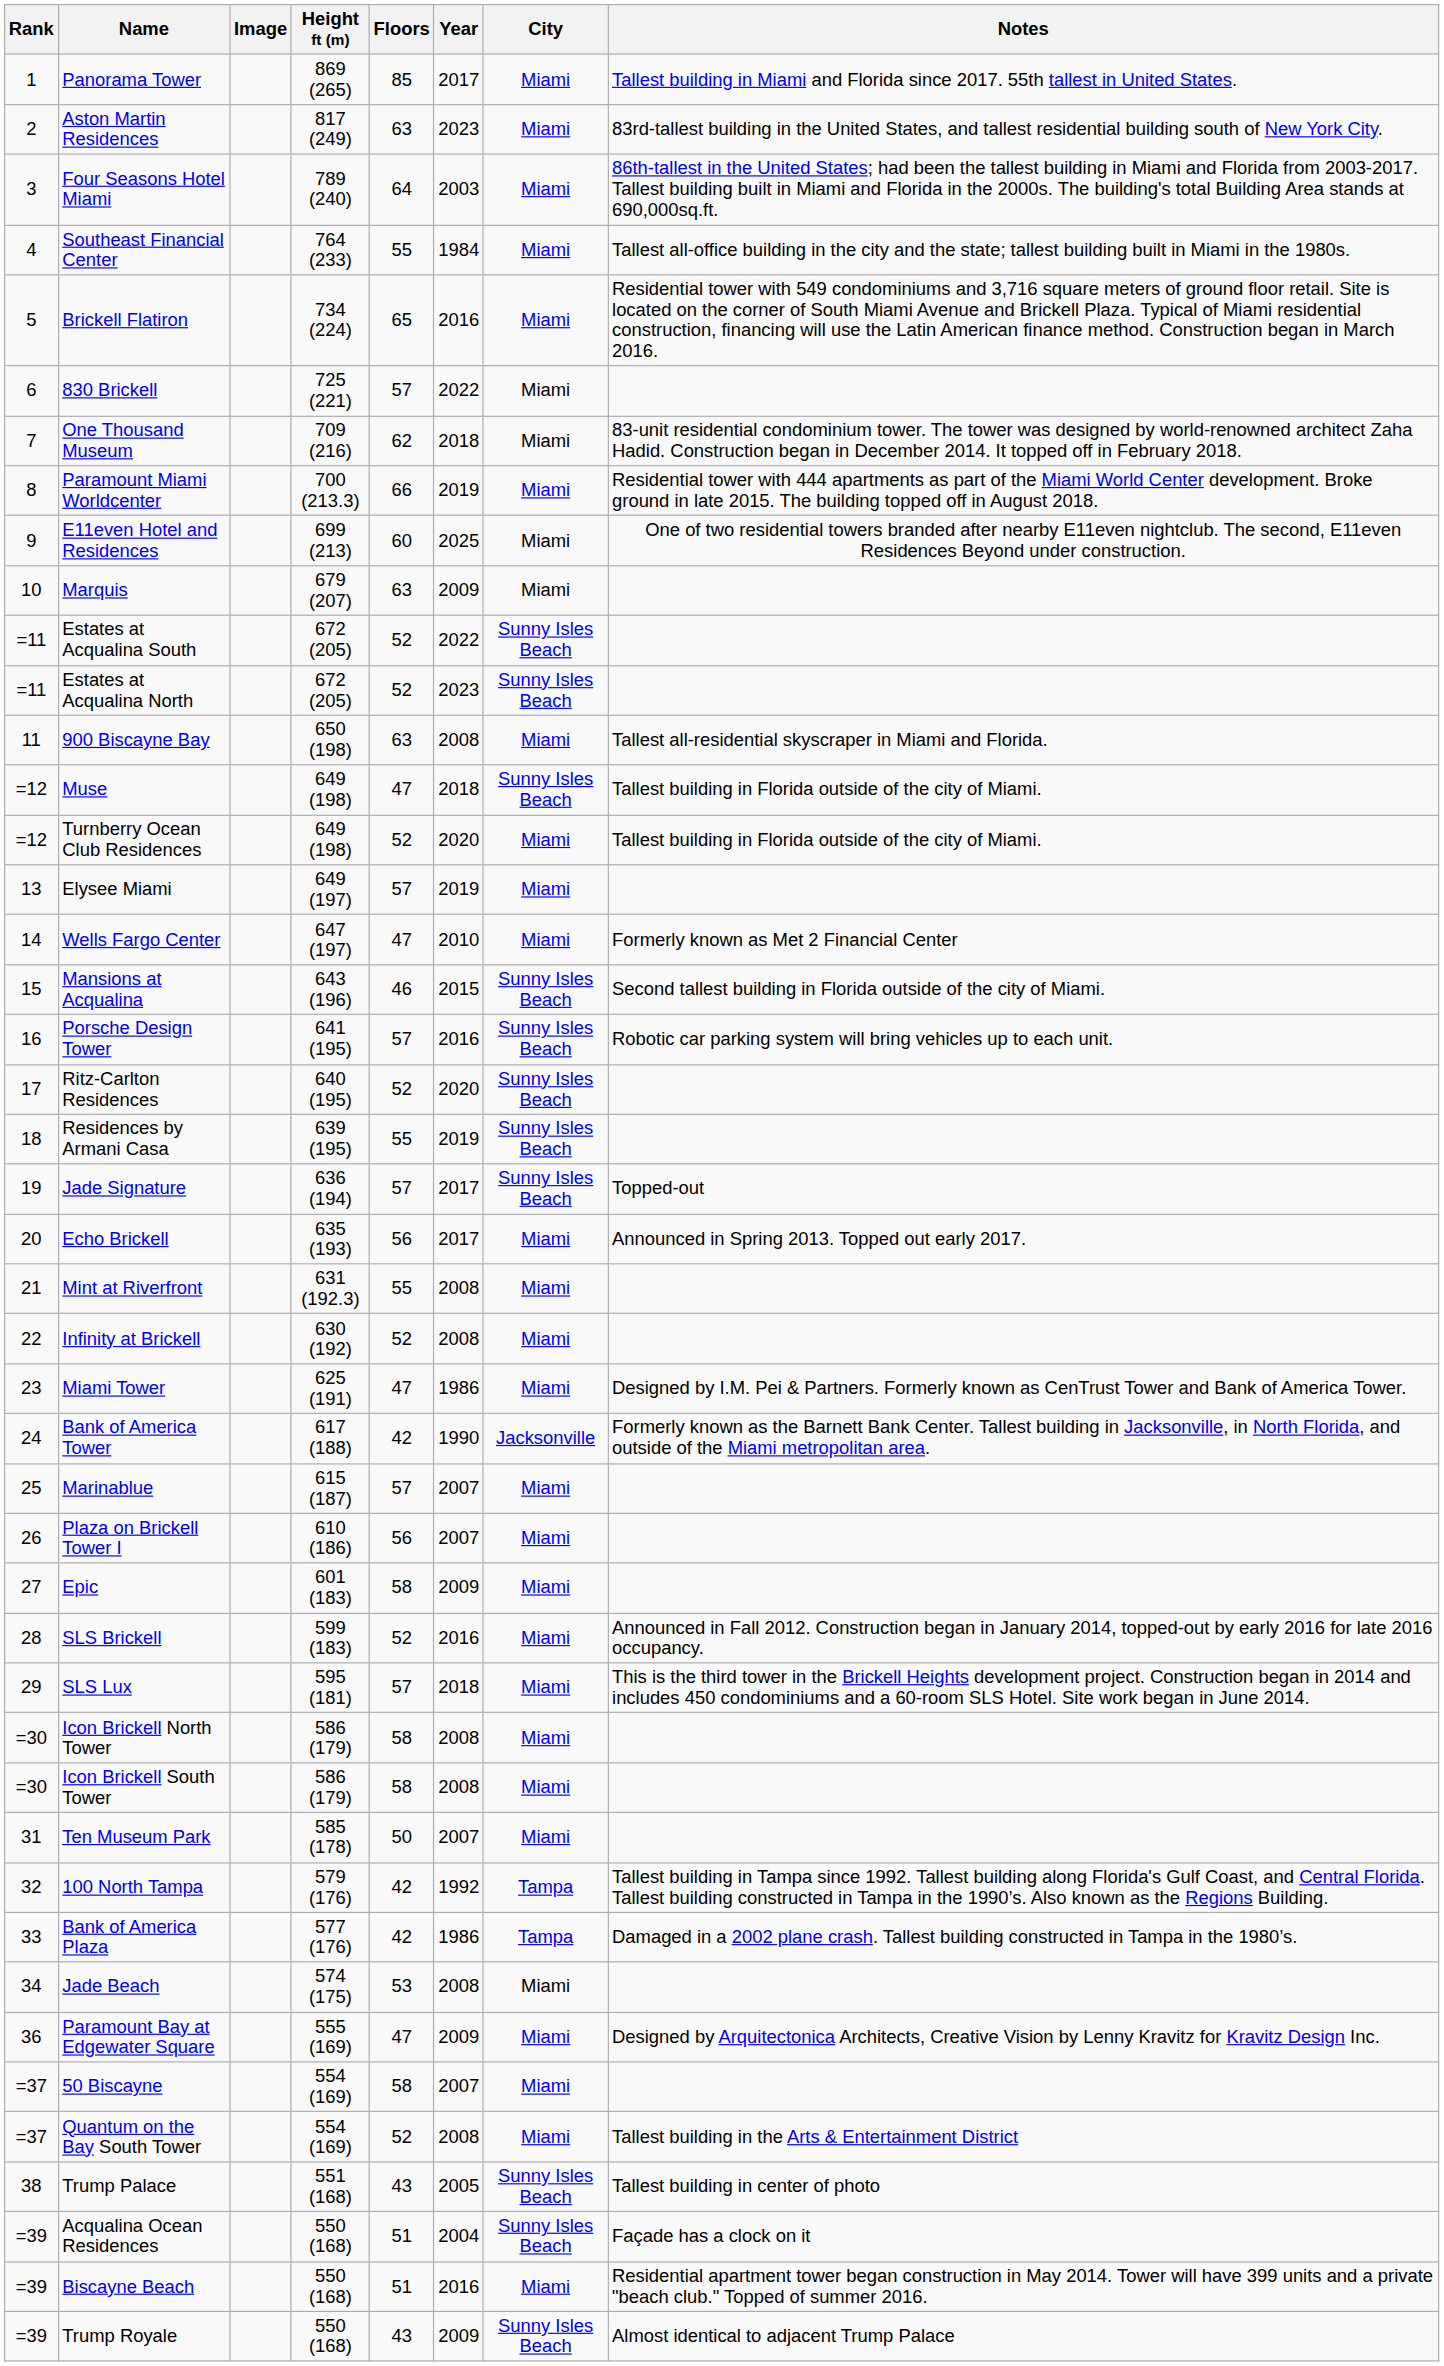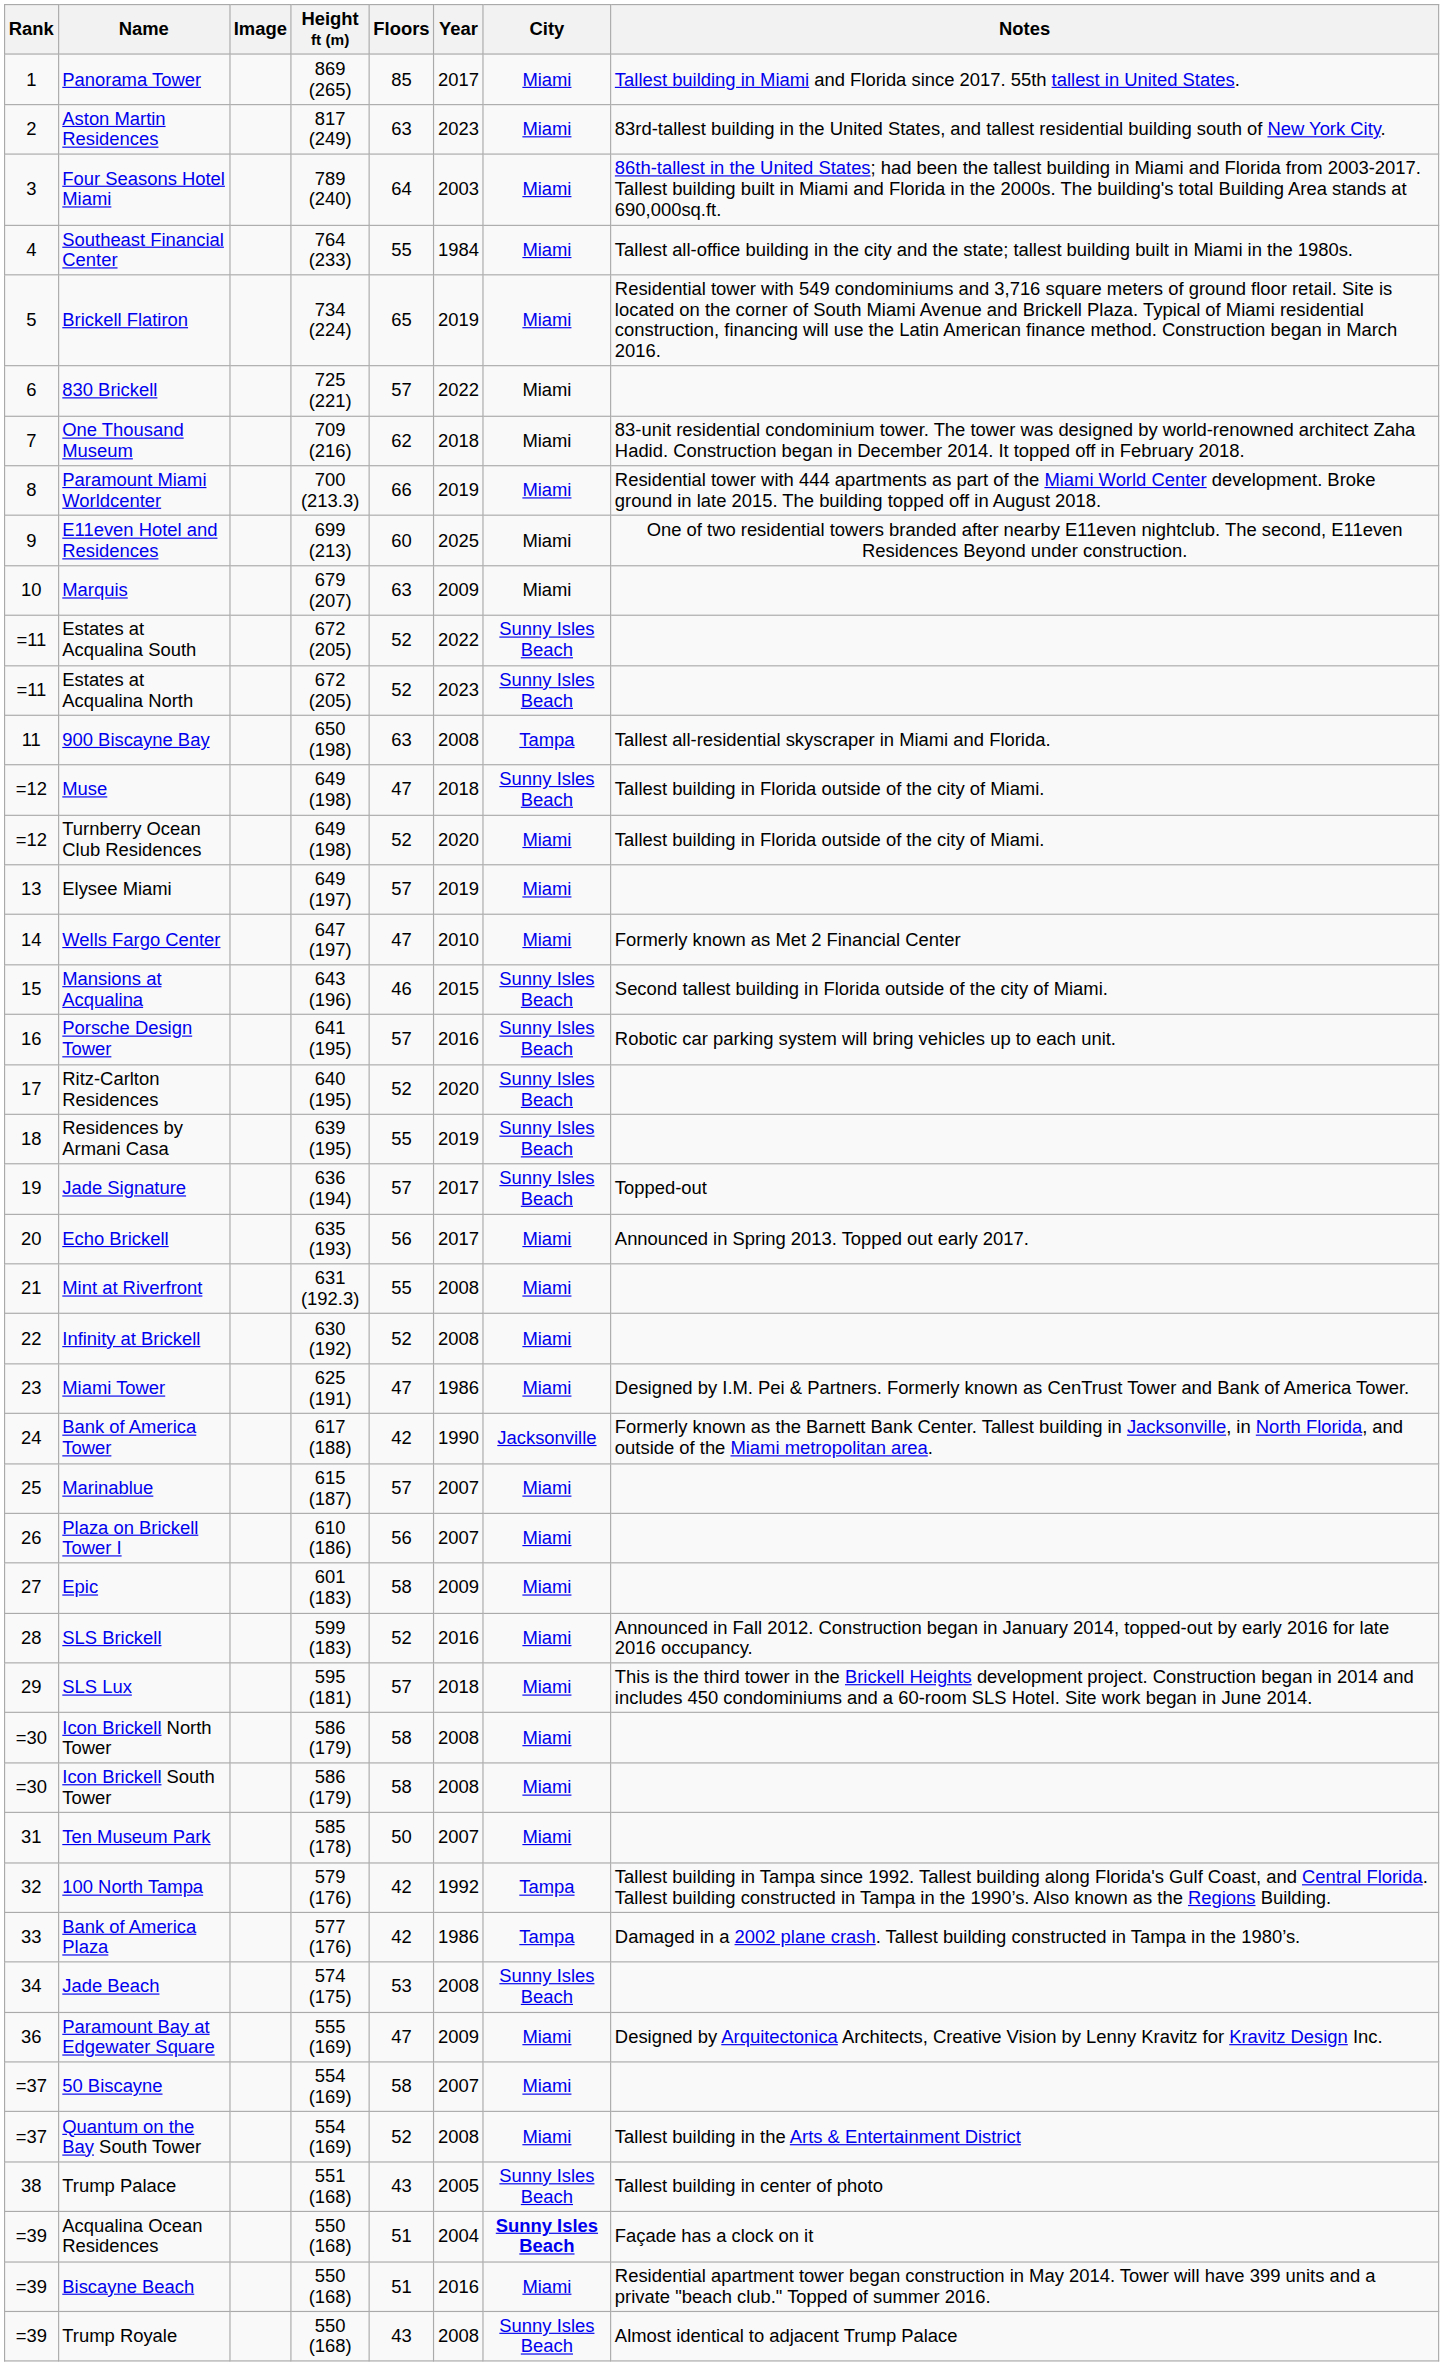(459, 320) 2016 -> (459, 320) 2019
(546, 739) Miami -> (547, 739) Tampa
(546, 1987) Miami -> (547, 1987) Sunny Isles Beach
(546, 2236) normal -> (547, 2236) bold
(459, 2336) 2009 -> (459, 2336) 2008
